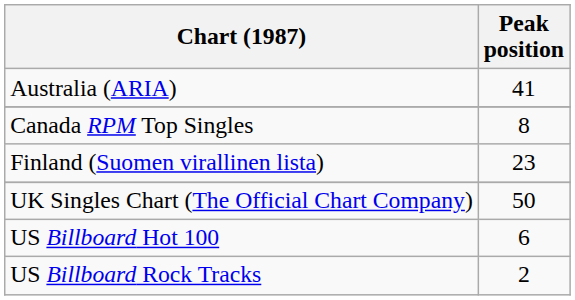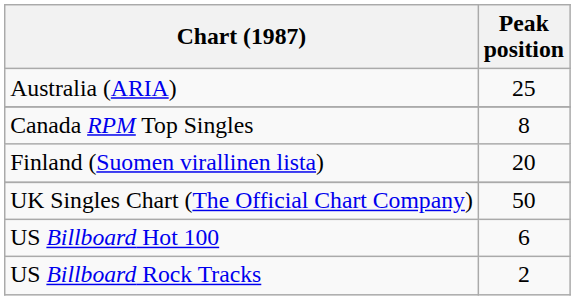(524, 87) 41 -> (524, 87) 25
(524, 162) 23 -> (524, 162) 20
